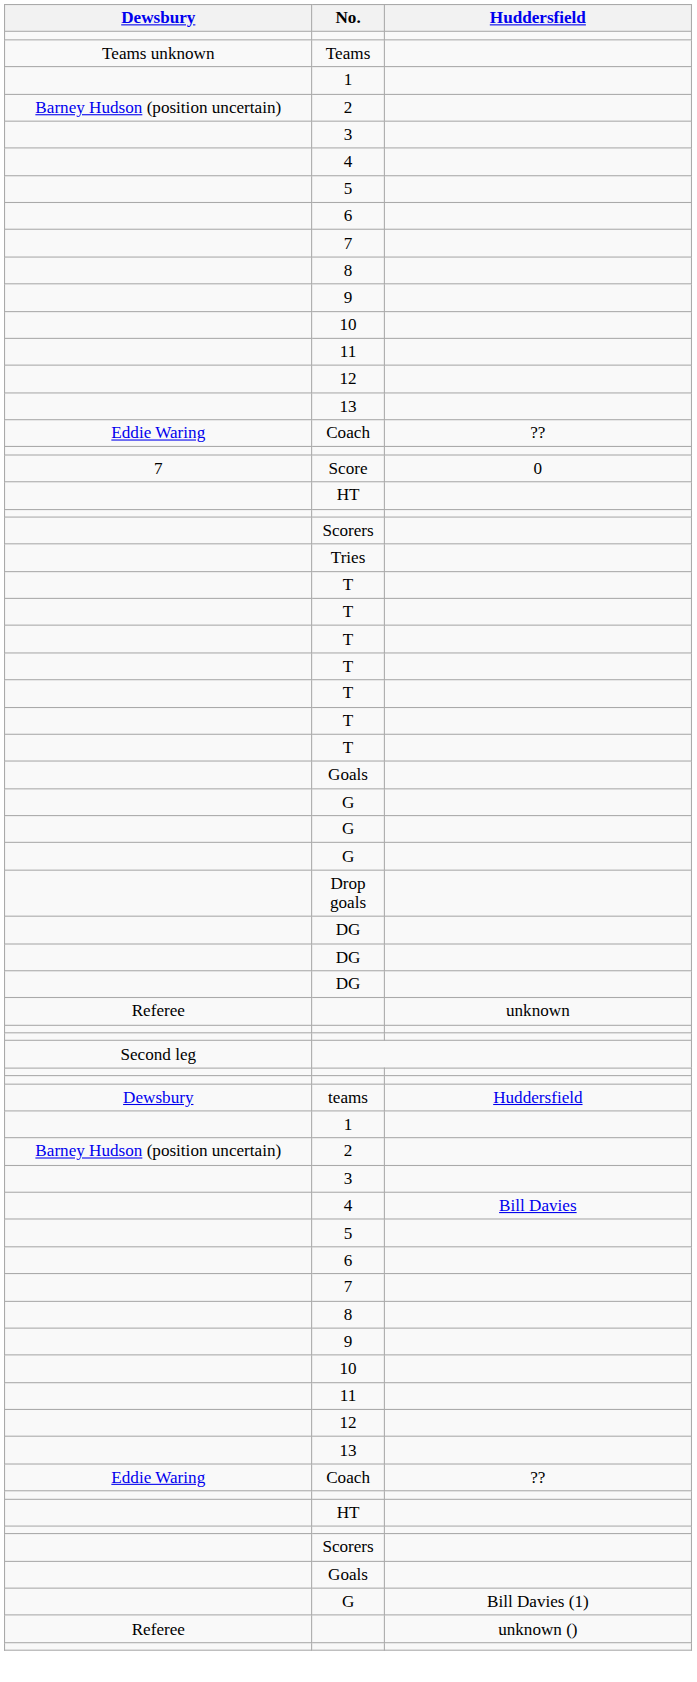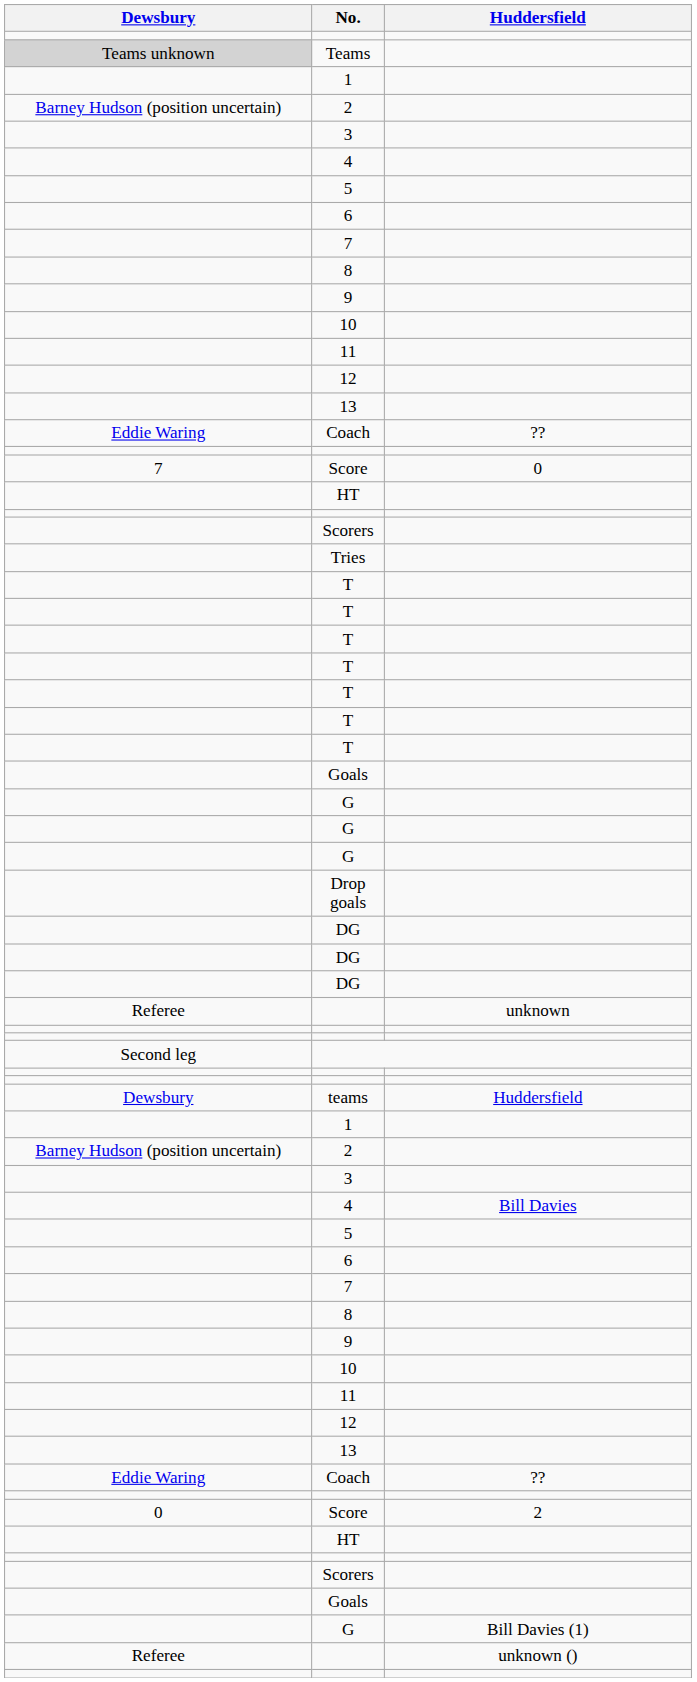(158, 53) no background -> (158, 53) lightgrey background
+ row: (348, 1512)
